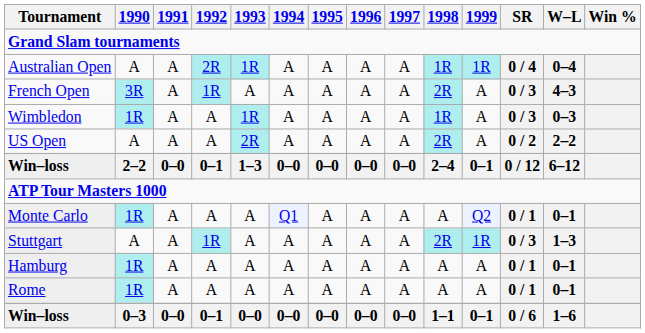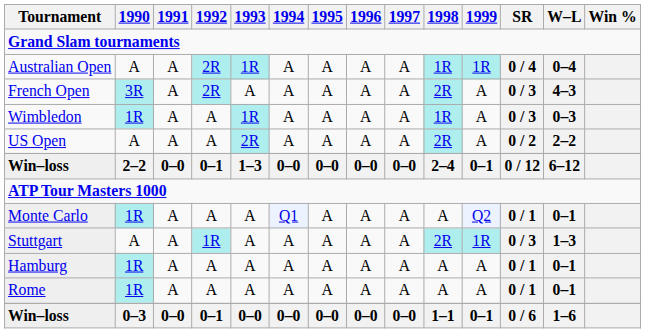(211, 91) 1R -> (211, 91) 2R
